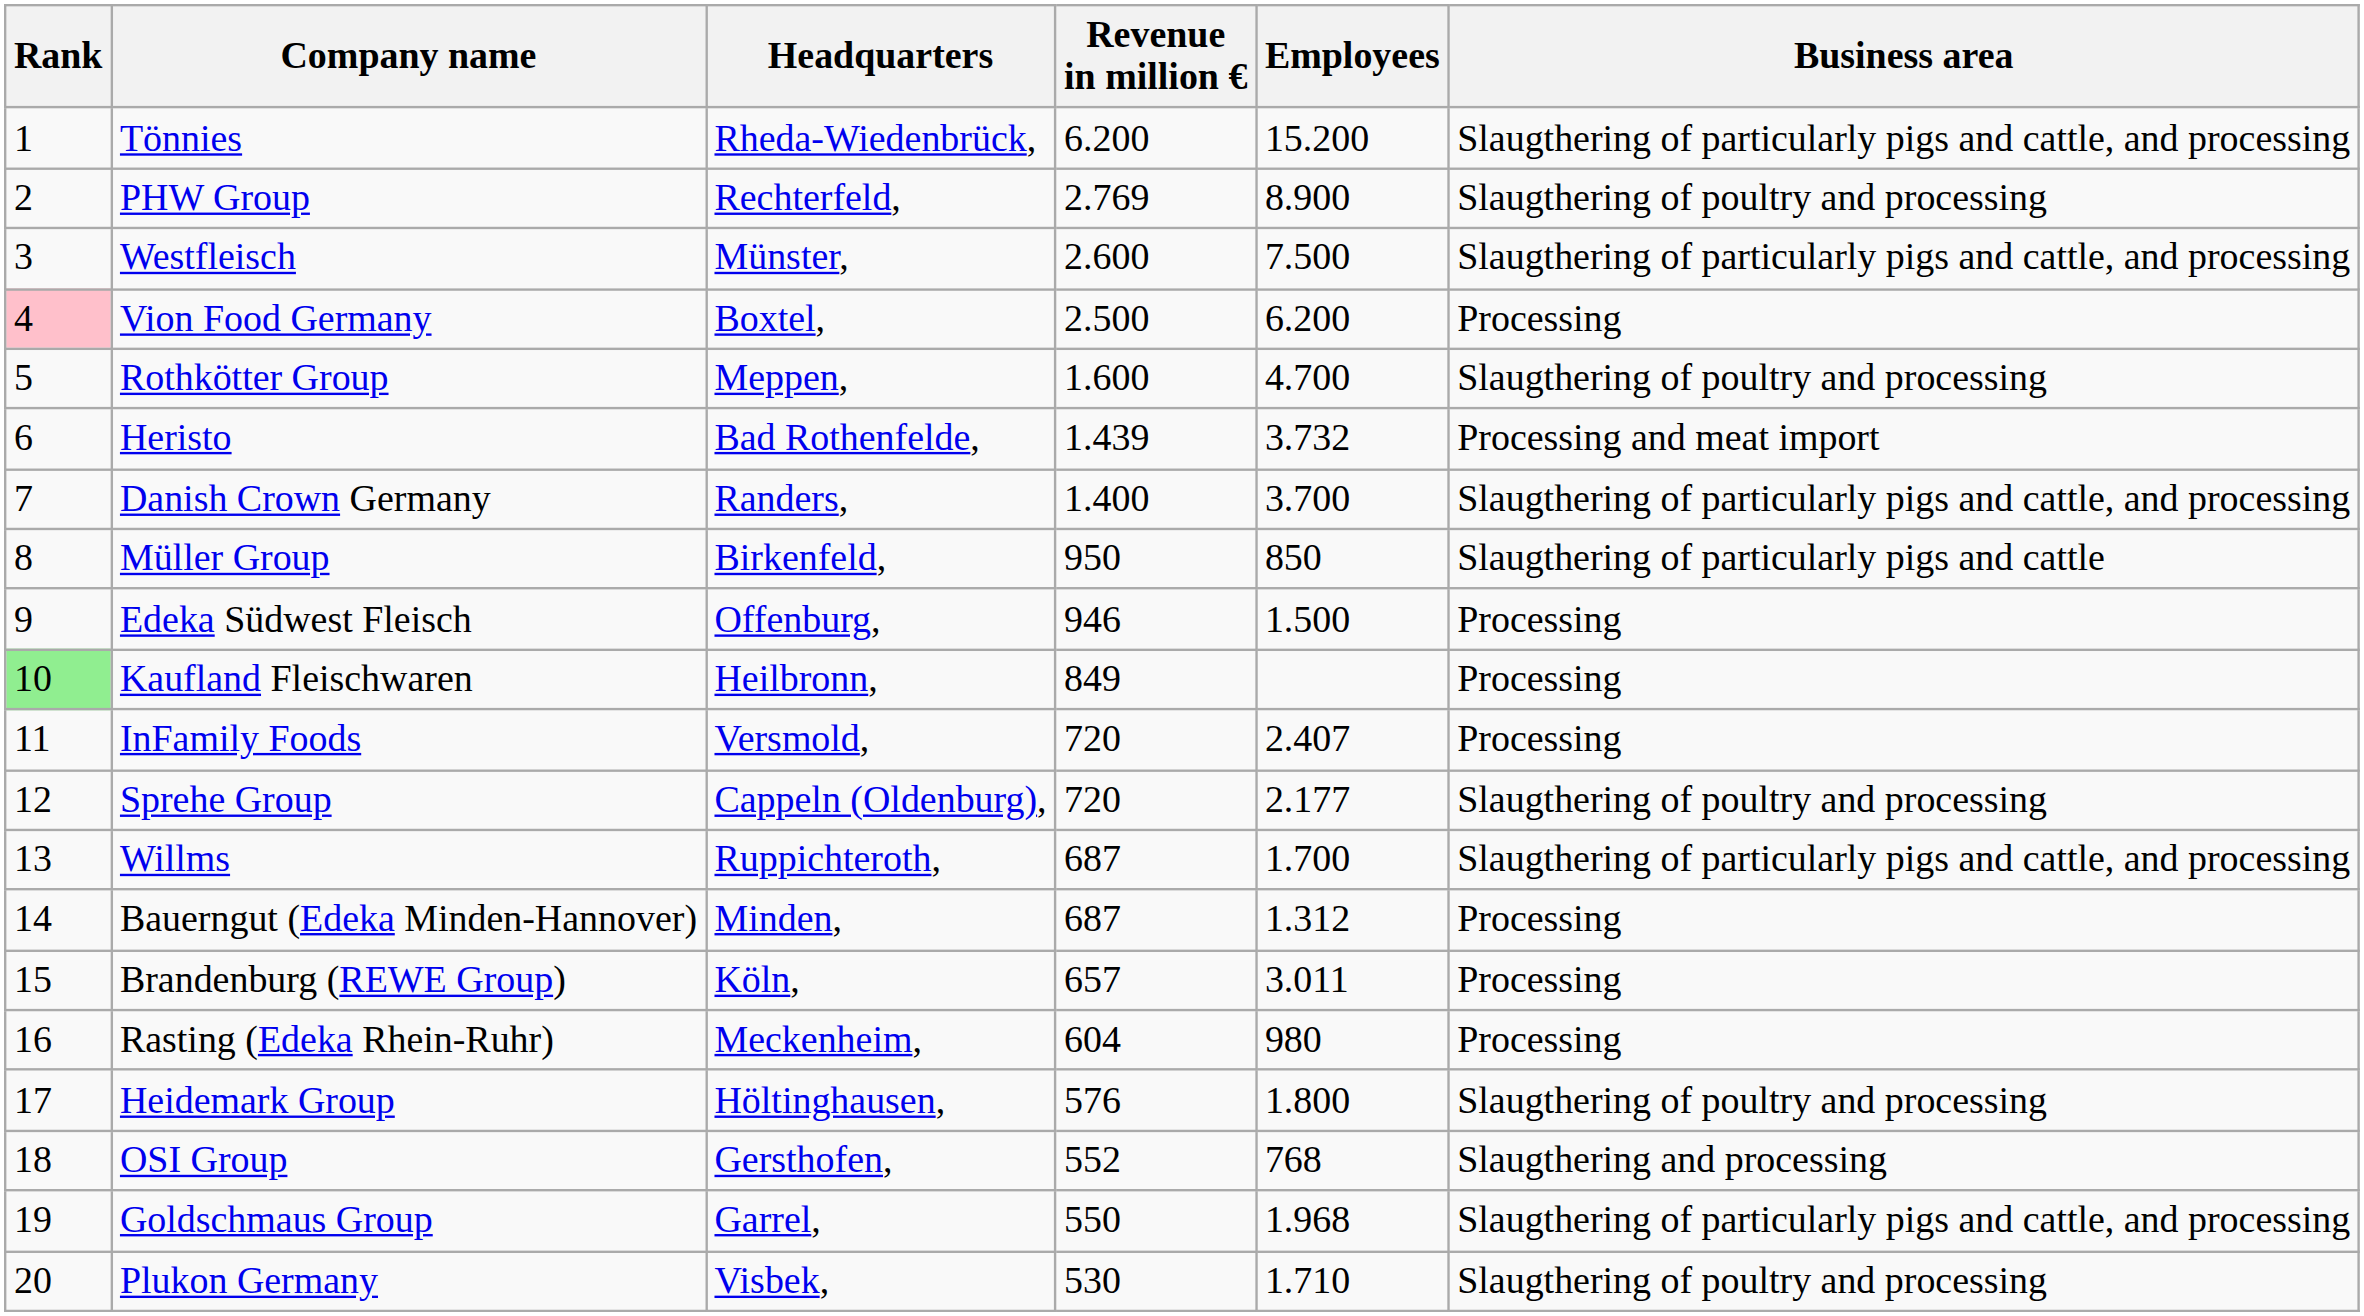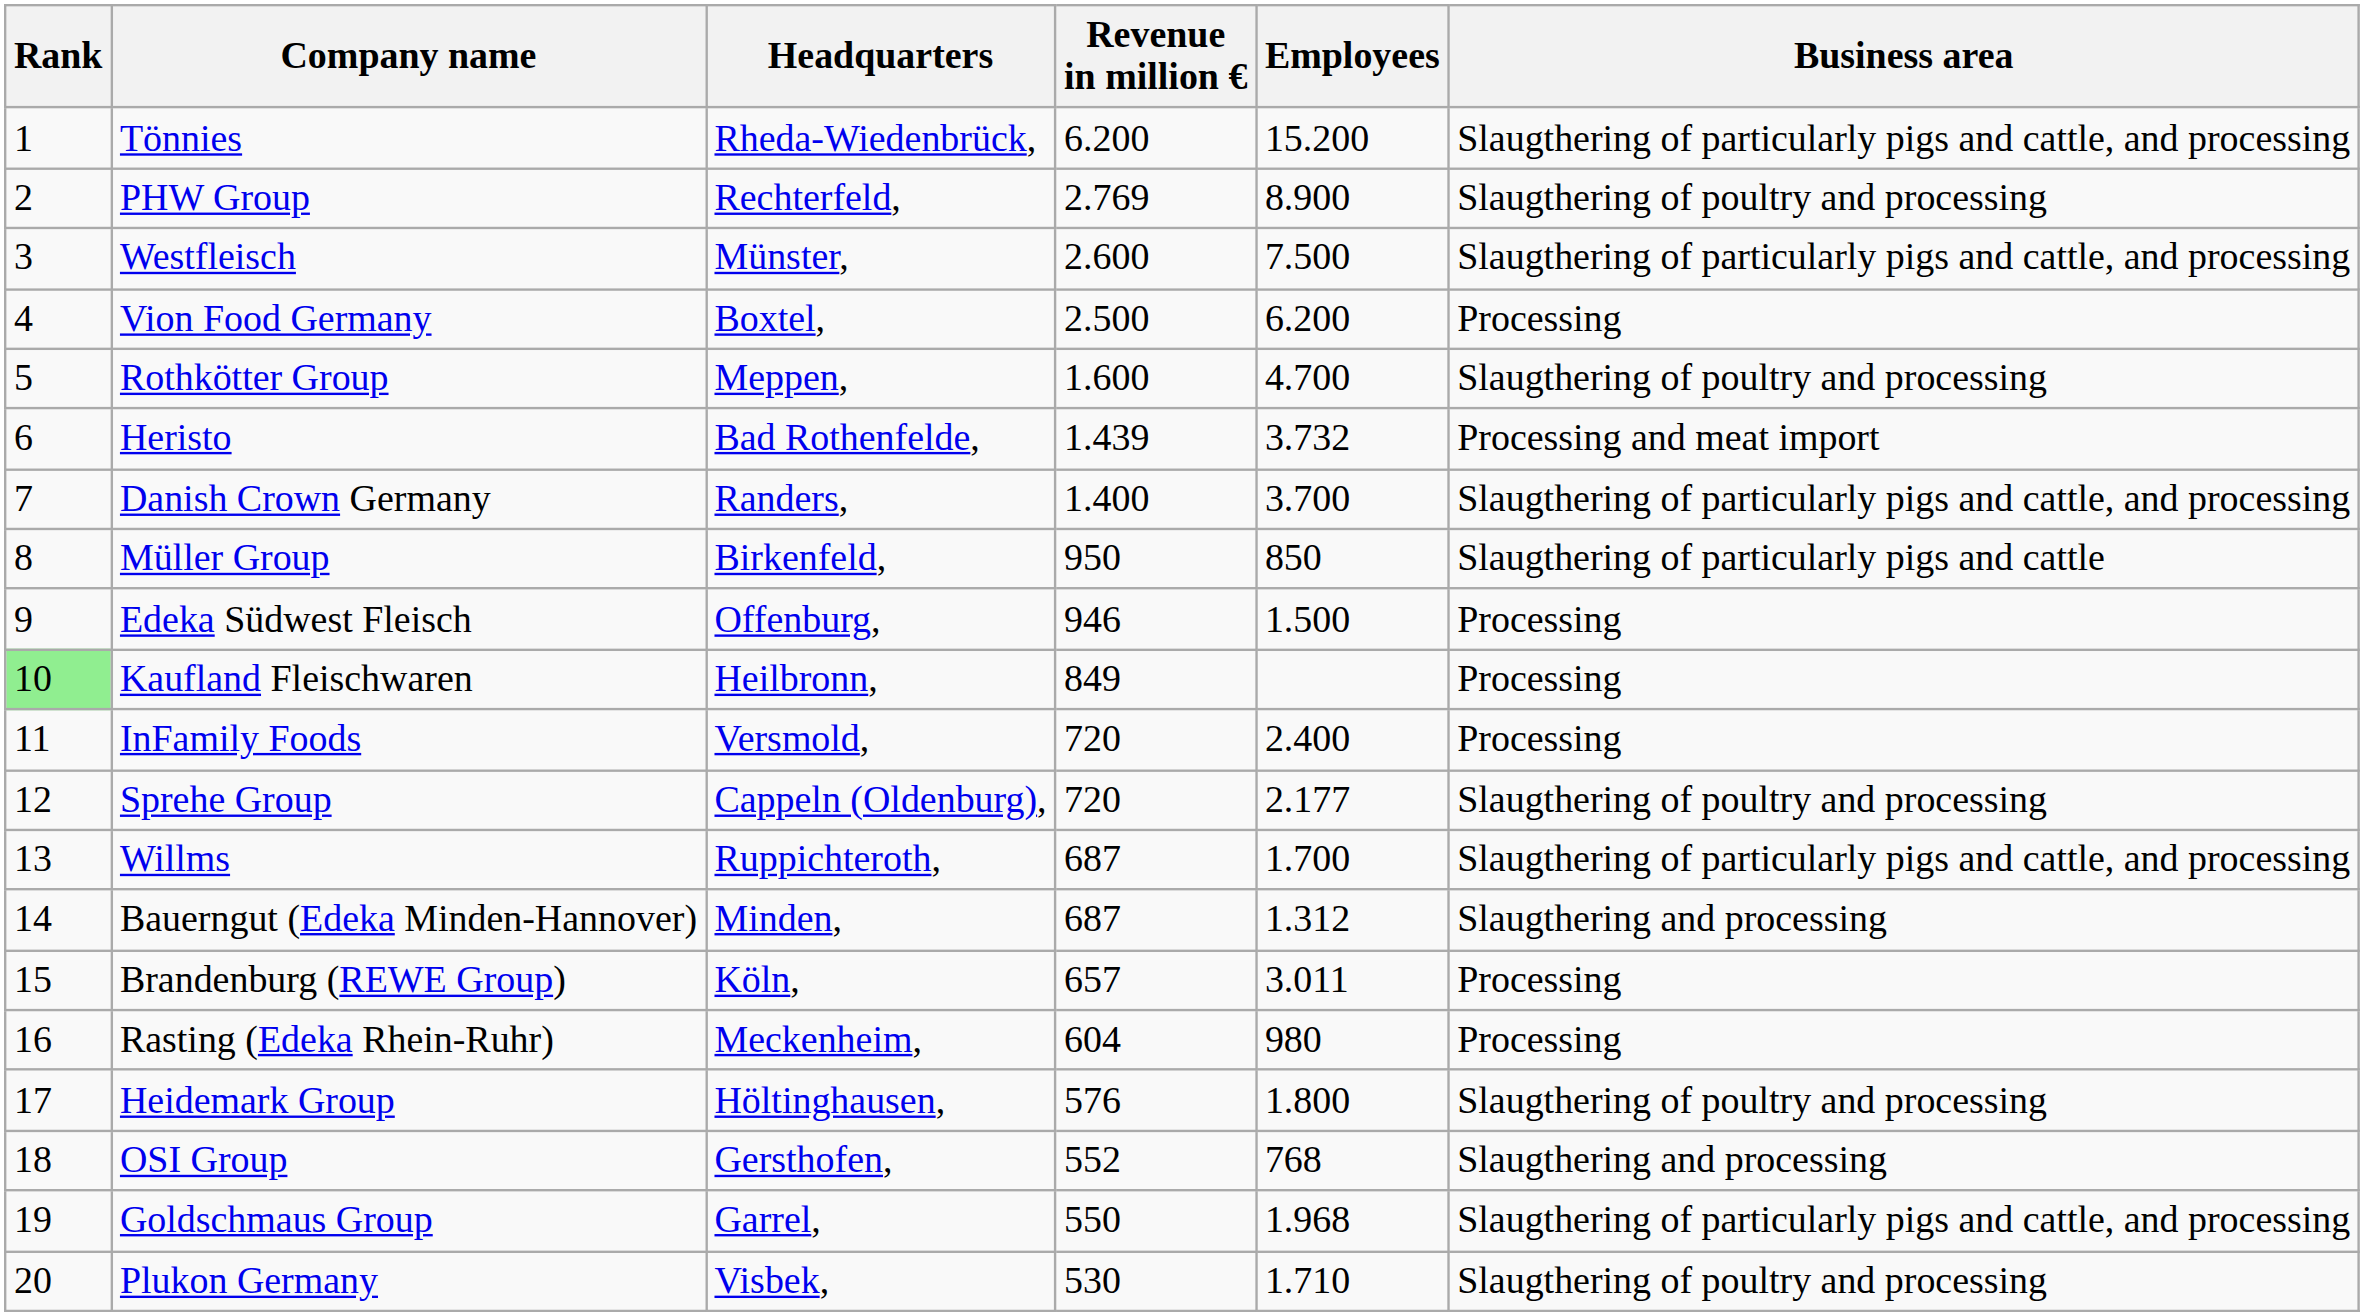(23, 317) pink background -> (23, 317) no background
(1308, 738) 2.407 -> (1308, 738) 2.400
(1539, 919) Processing -> (1672, 919) Slaugthering and processing
